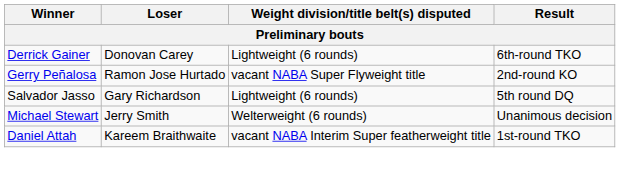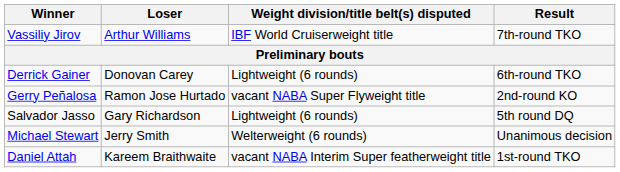+ row: (44, 34)
